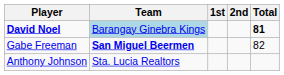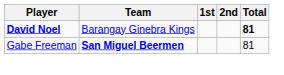(149, 29) lightblue background -> (138, 29) no background
(259, 45) 82 -> (248, 45) 81
- row: (47, 62)
